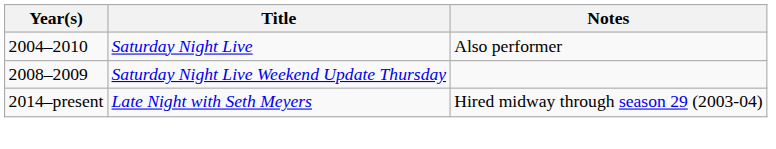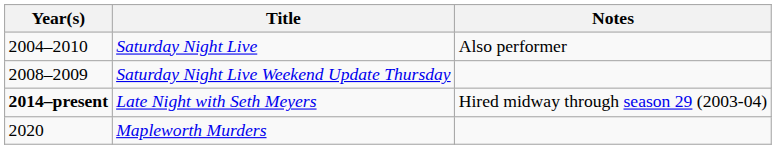(56, 102) normal -> (58, 102) bold
+ row: (191, 130)
